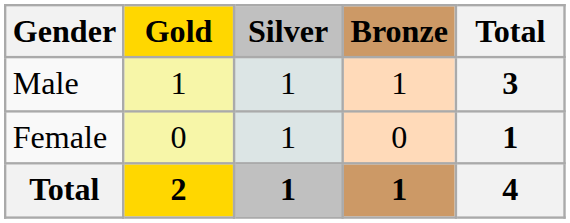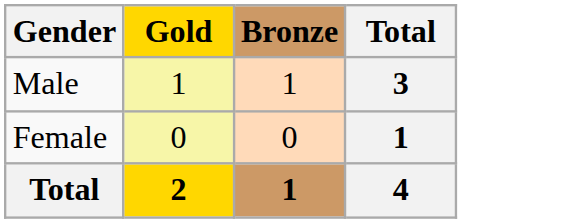- column: (288, 30)
